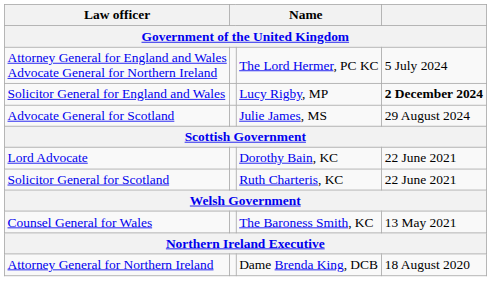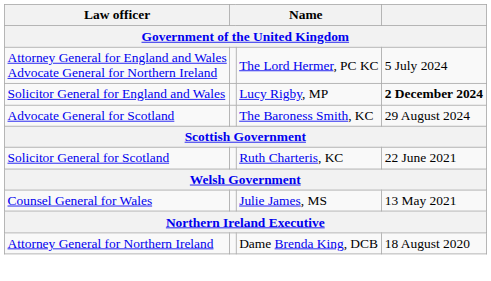(283, 115) Julie James, MS -> (306, 115) The Baroness Smith, KC
- row: (48, 158)
(306, 222) The Baroness Smith, KC -> (283, 200) Julie James, MS
